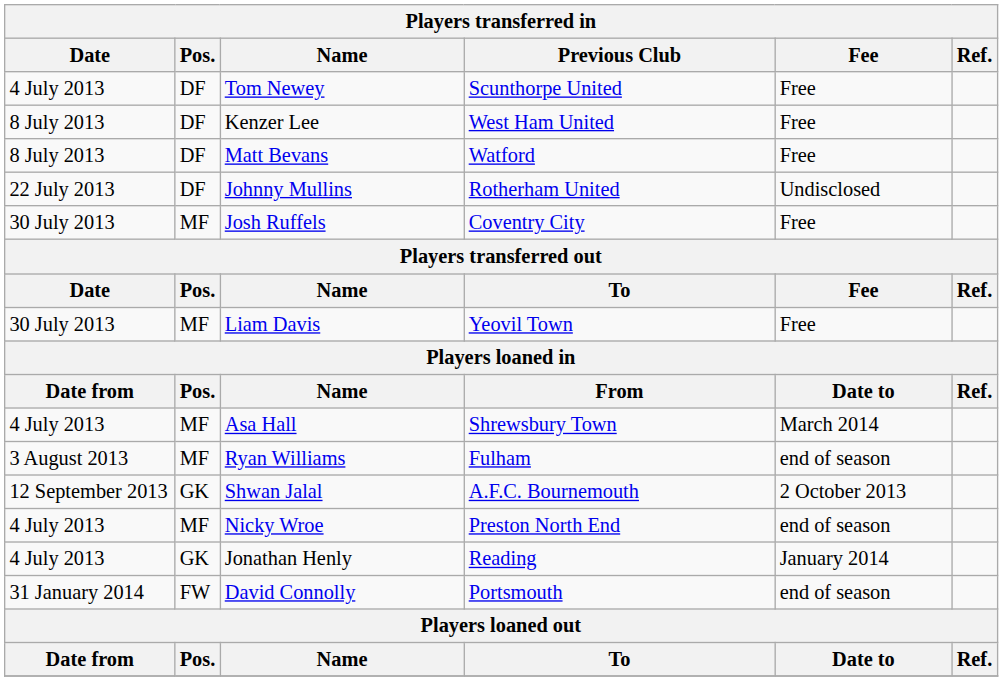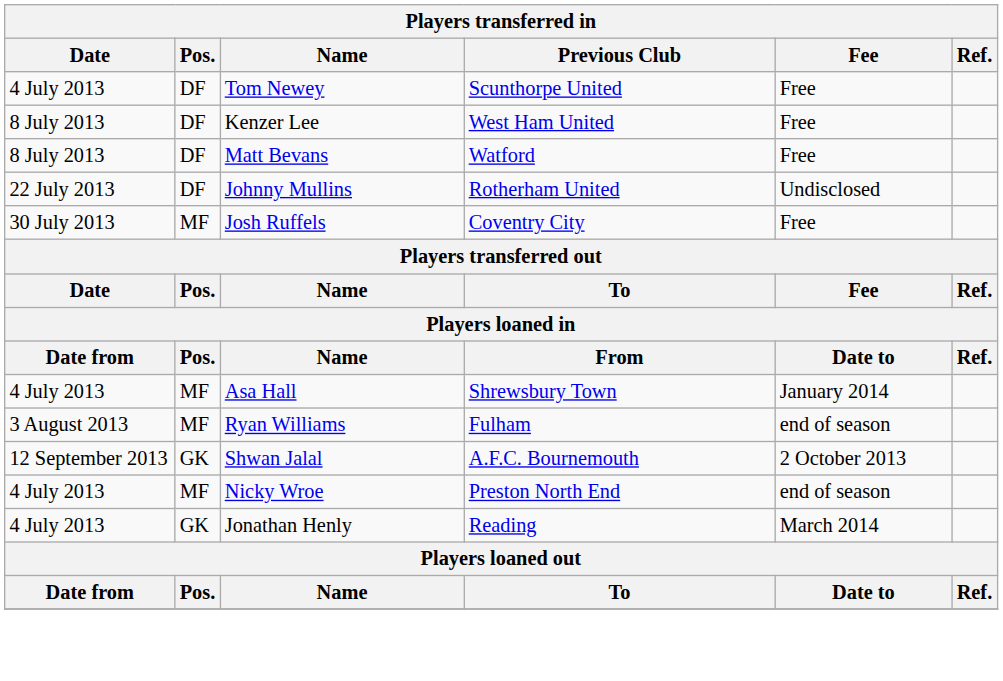- row: (273, 323)
(829, 424) March 2014 -> (834, 390) January 2014
(834, 558) January 2014 -> (829, 525) March 2014
- row: (290, 592)
